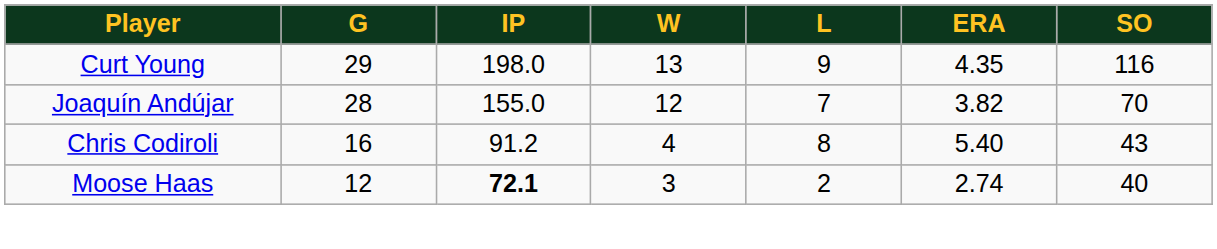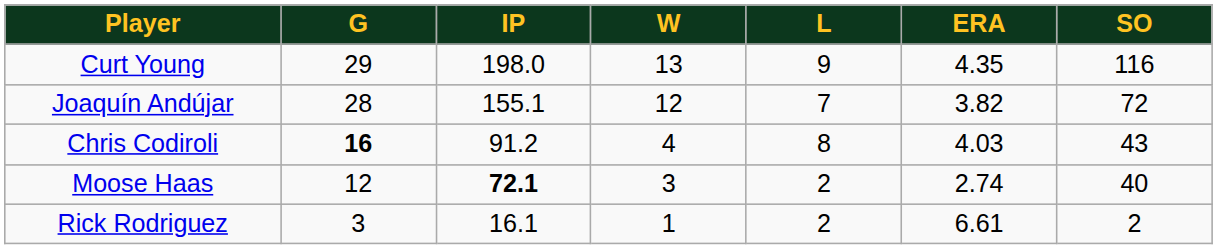(514, 104) 155.0 -> (514, 104) 155.1
(1134, 104) 70 -> (1134, 104) 72
(358, 143) normal -> (358, 143) bold
(979, 143) 5.40 -> (979, 143) 4.03
+ row: (143, 223)
